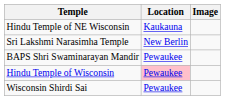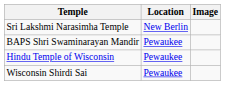- row: (68, 27)
(163, 73) pink background -> (163, 57) no background
